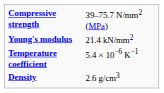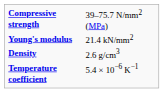rows swapped: (22, 77) <-> (33, 58)
